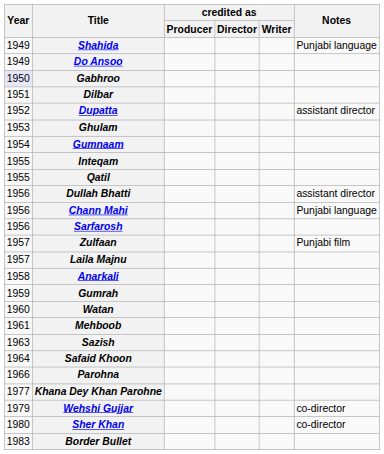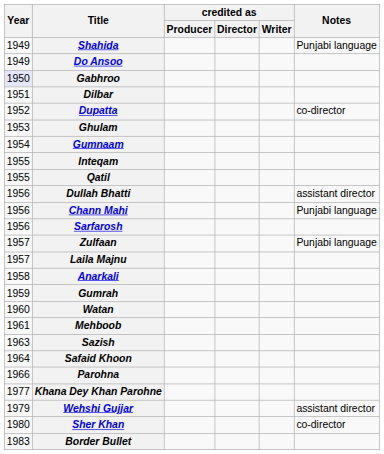(336, 111) assistant director -> (321, 111) co-director
(323, 243) Punjabi film -> (337, 243) Punjabi language
(321, 408) co-director -> (336, 408) assistant director
